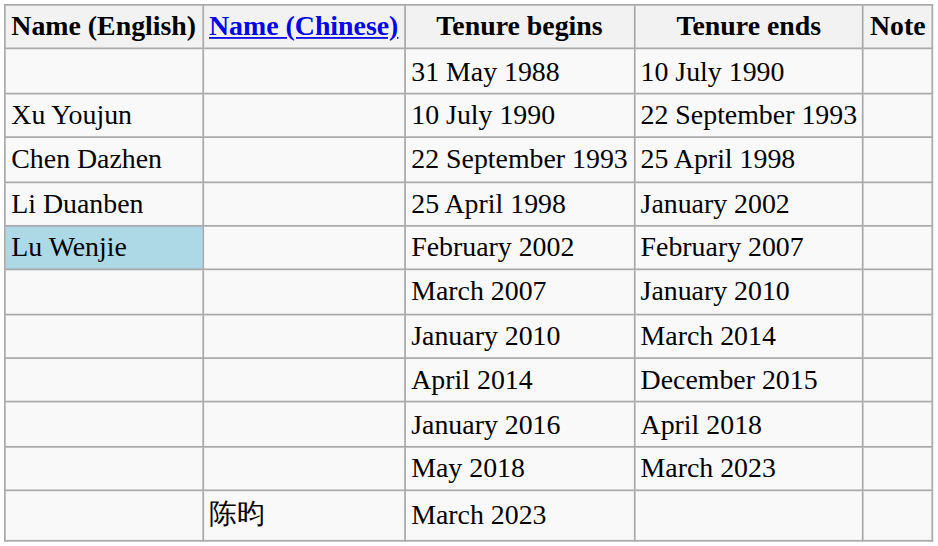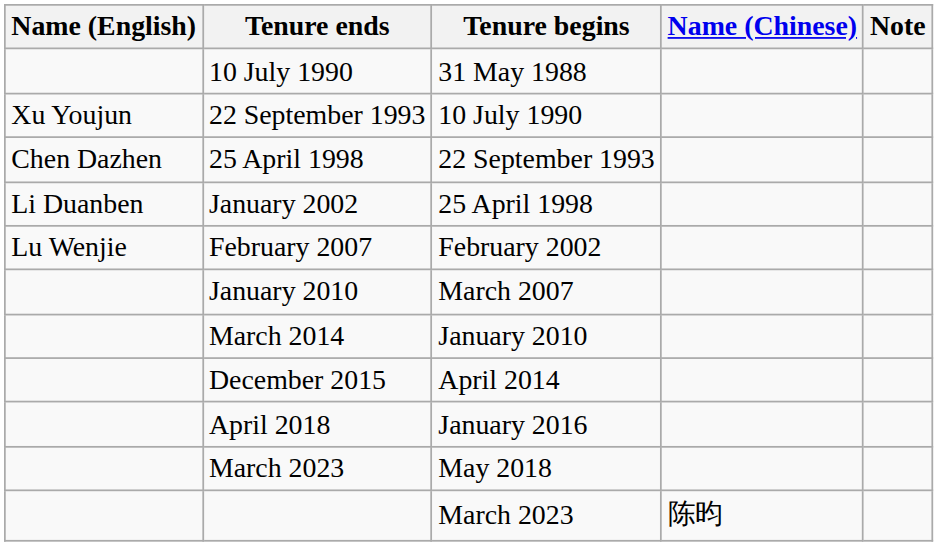columns swapped: (304, 26) <-> (749, 26)
(69, 247) lightblue background -> (69, 247) no background
